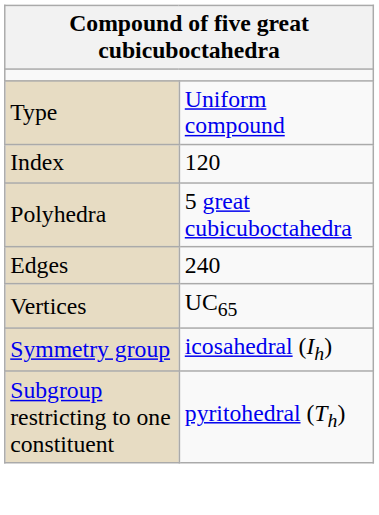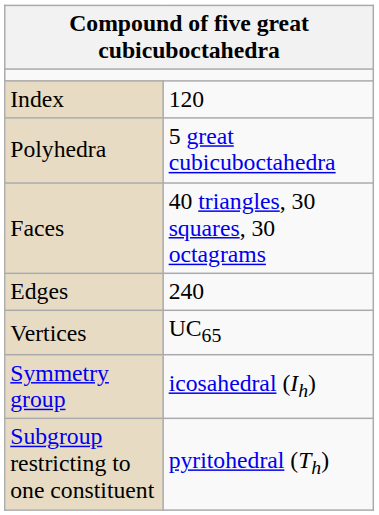- row: (34, 112)
+ row: (37, 227)
